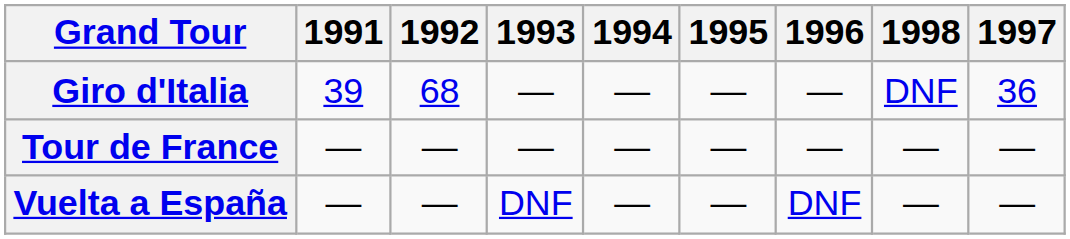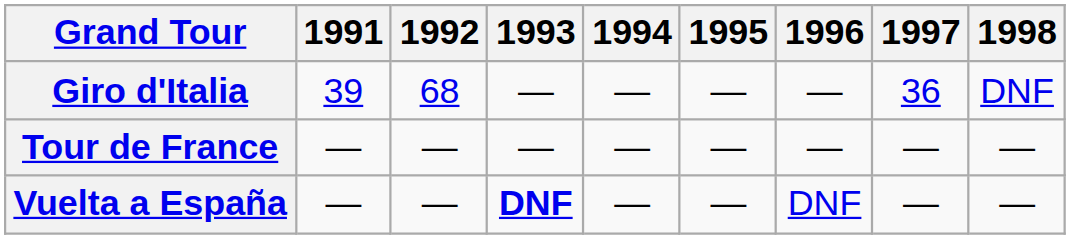columns swapped: (1017, 32) <-> (921, 32)
(536, 203) normal -> (536, 203) bold
